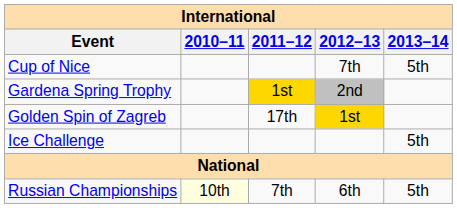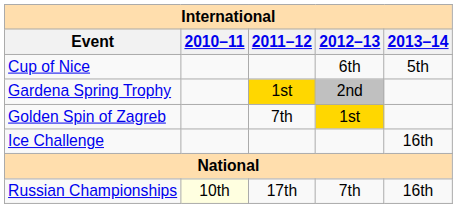(350, 66) 7th -> (350, 66) 6th
(282, 116) 17th -> (282, 116) 7th
(418, 141) 5th -> (418, 141) 16th
(282, 191) 7th -> (282, 191) 17th
(350, 191) 6th -> (350, 191) 7th
(418, 191) 5th -> (418, 191) 16th
